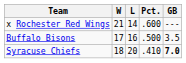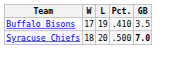- row: (58, 24)
(132, 38) 16 -> (103, 24) 19
(151, 38) .500 -> (122, 24) .410
(151, 51) .410 -> (122, 38) .500
